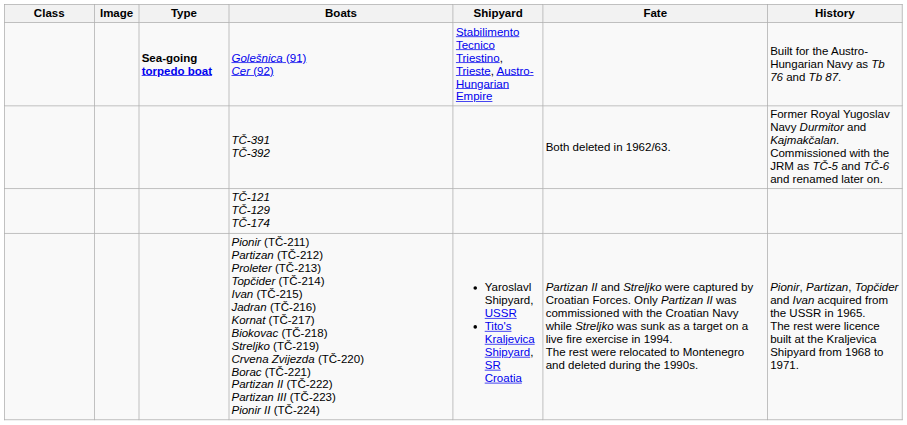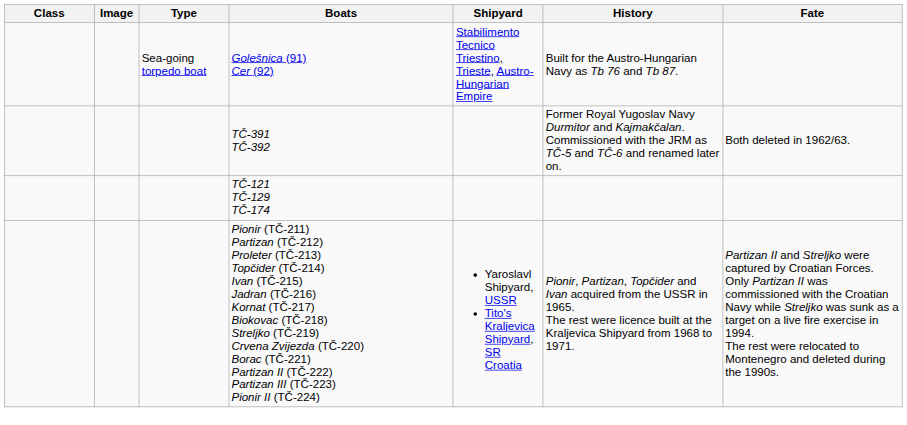columns swapped: (835, 13) <-> (655, 13)
(177, 64) bold -> (174, 64) normal
